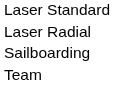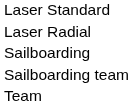+ row: (66, 74)
